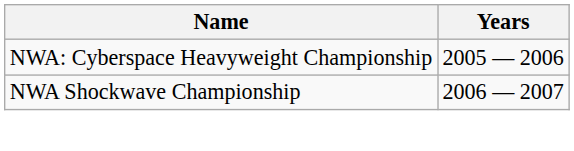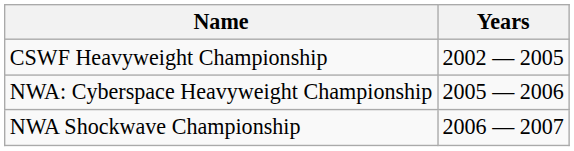+ row: (169, 57)
